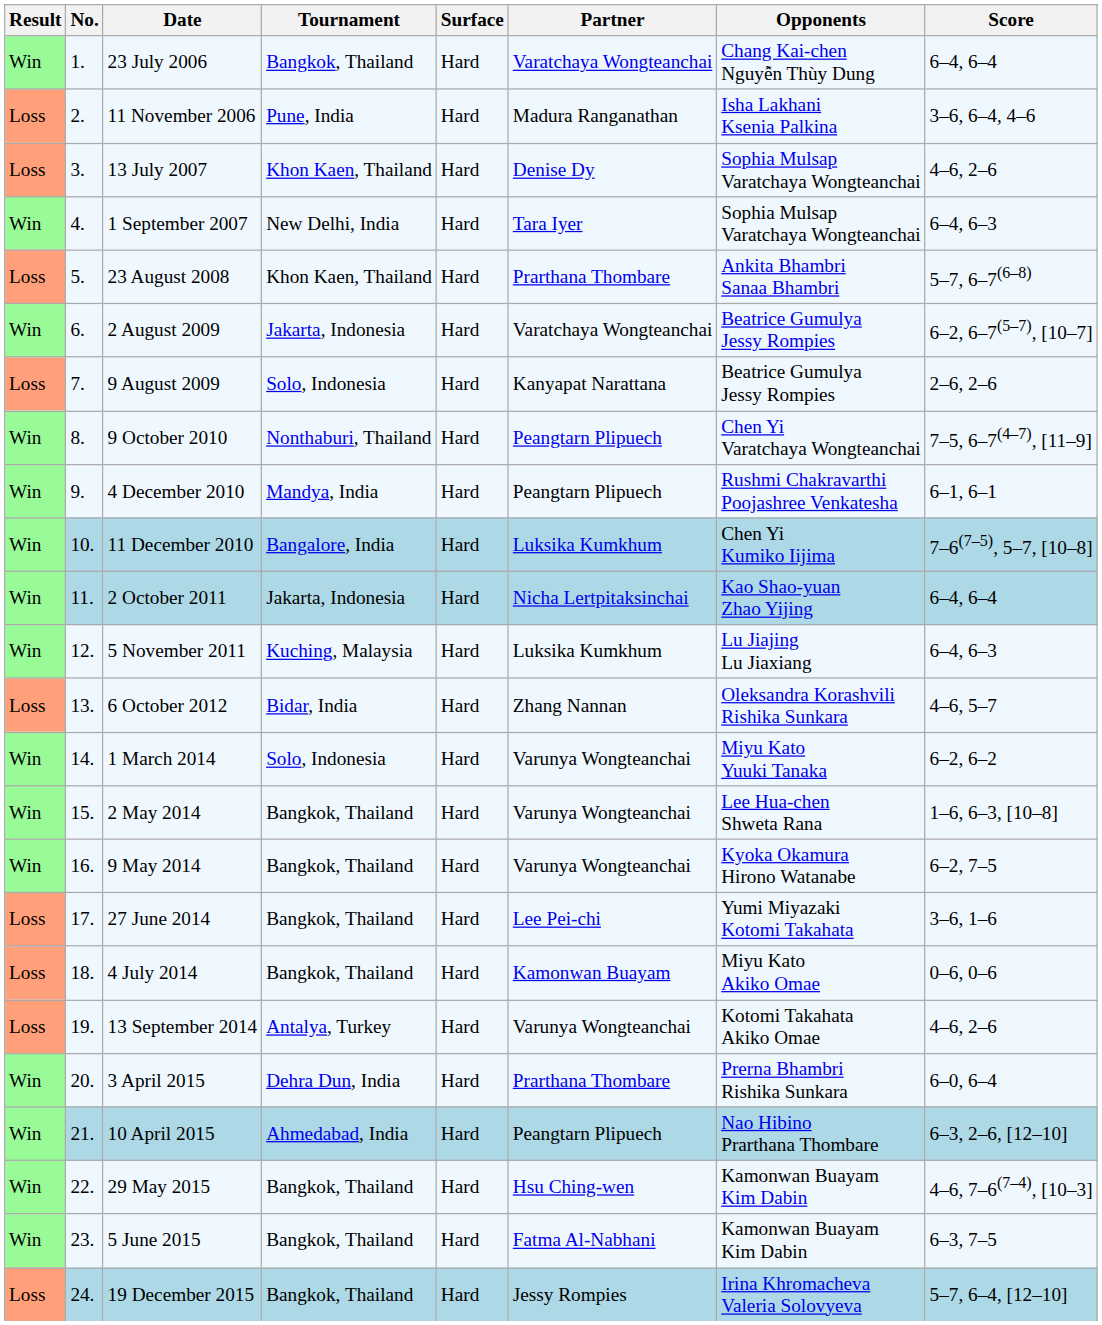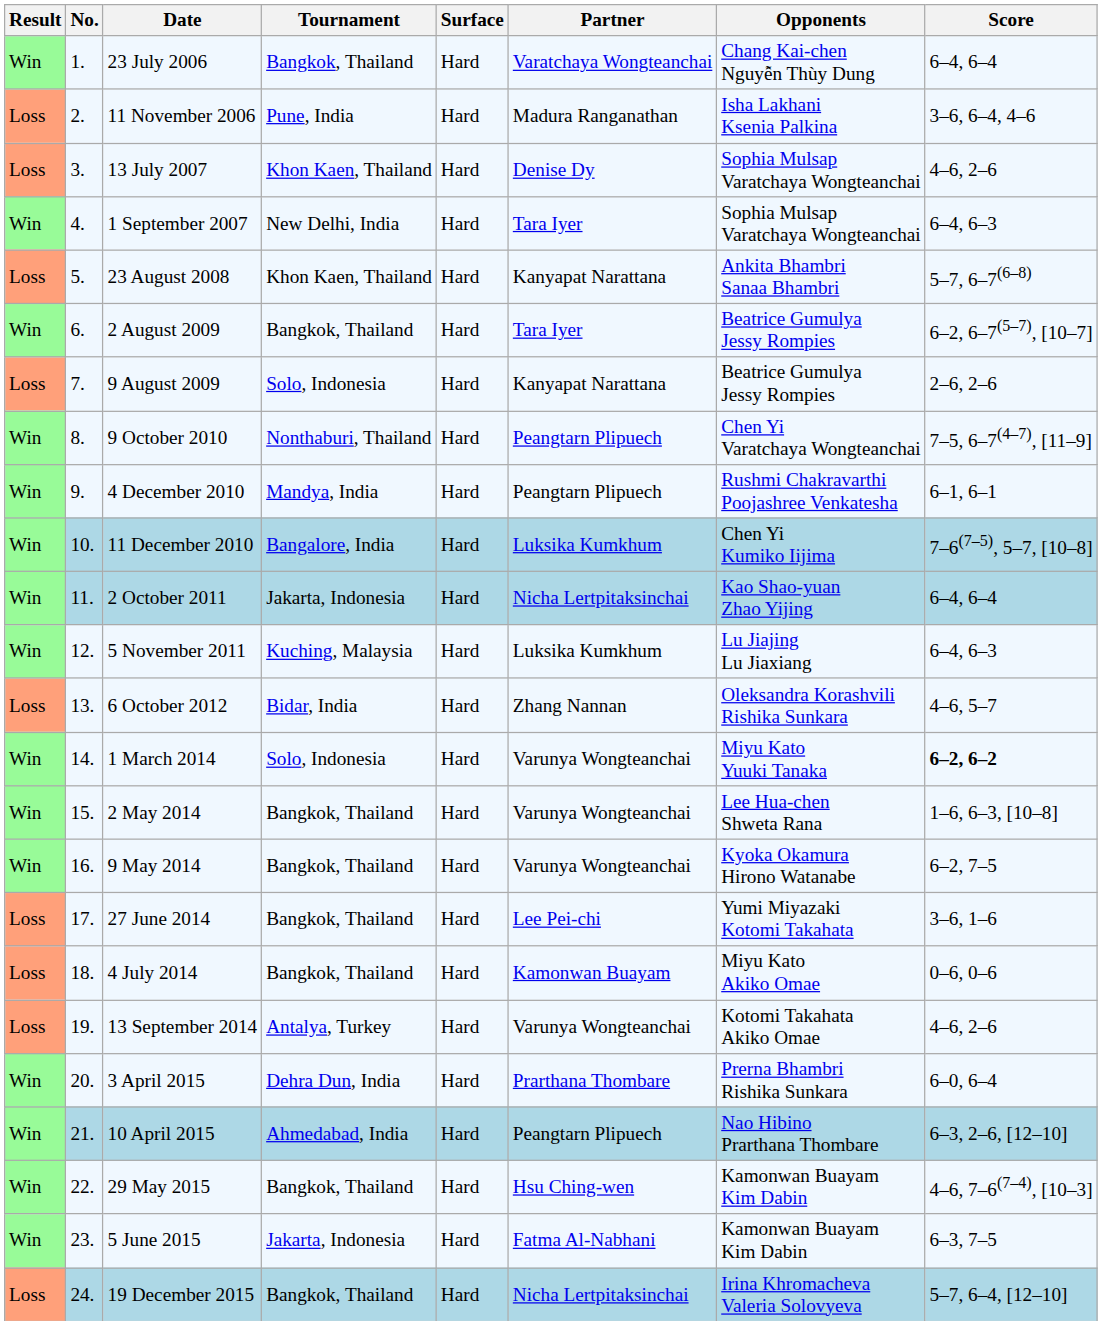(591, 276) Prarthana Thombare -> (589, 276) Kanyapat Narattana
(336, 329) Jakarta, Indonesia -> (340, 329) Bangkok, Thailand
(613, 329) Varatchaya Wongteanchai -> (548, 329) Tara Iyer
(963, 758) normal -> (963, 758) bold
(340, 1240) Bangkok, Thailand -> (336, 1240) Jakarta, Indonesia
(570, 1293) Jessy Rompies -> (601, 1293) Nicha Lertpitaksinchai
